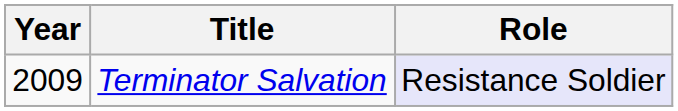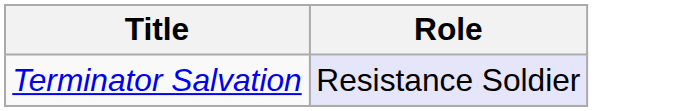- column: (48, 29)
